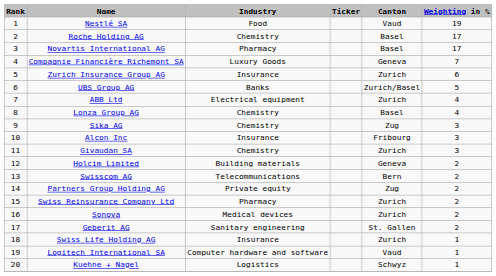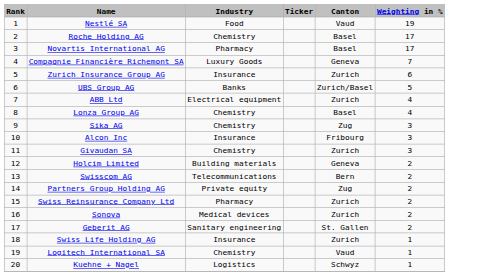(258, 252) Computer hardware and software -> (234, 252) Chemistry
